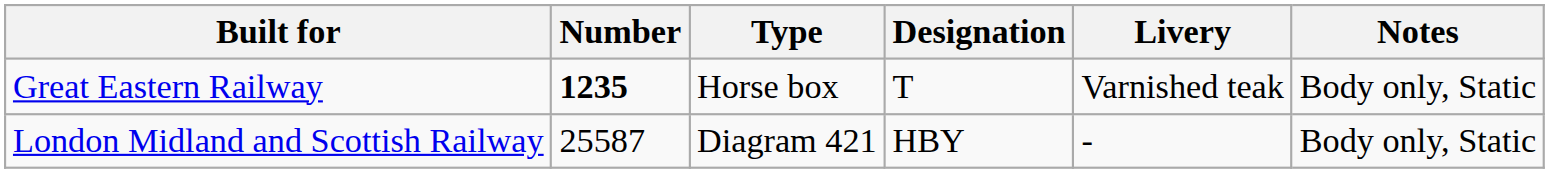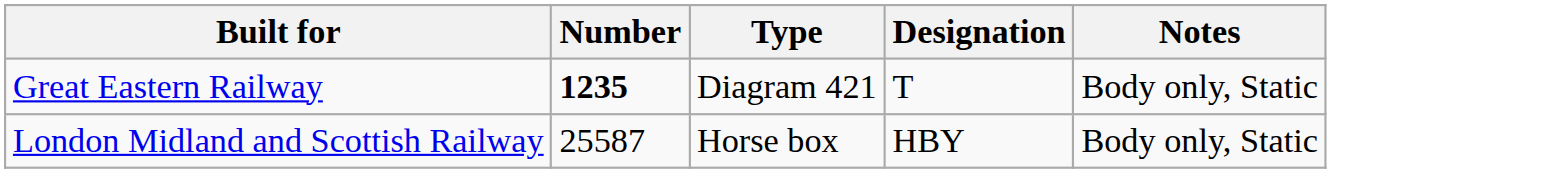- column: (1183, 31)
(768, 85) Horse box -> (787, 85) Diagram 421
(787, 140) Diagram 421 -> (768, 140) Horse box
